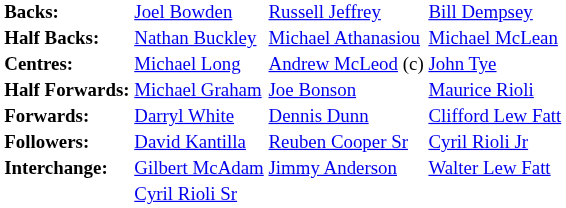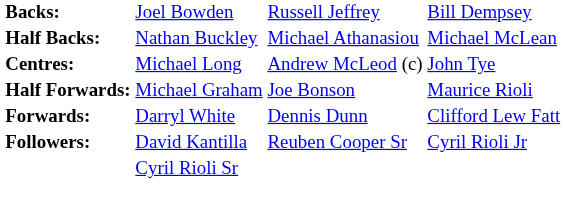- row: (56, 167)
